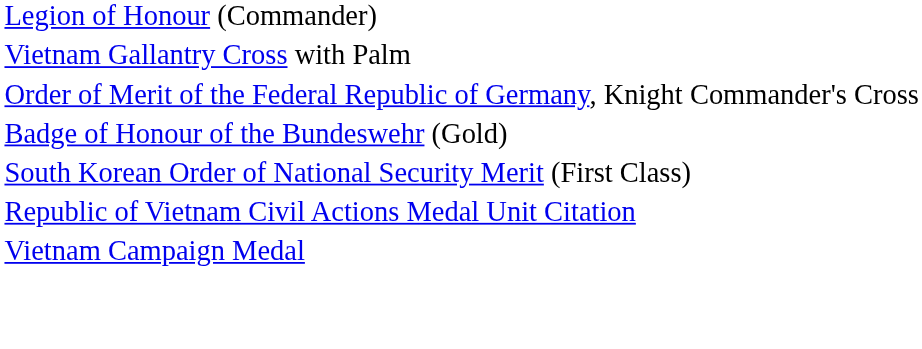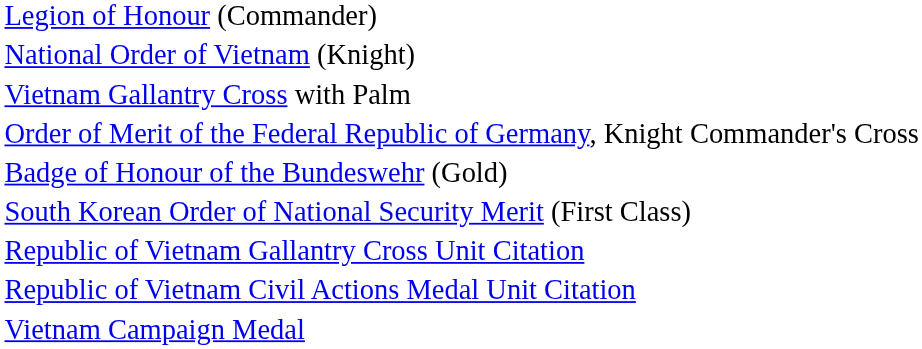+ row: (210, 55)
+ row: (294, 250)
